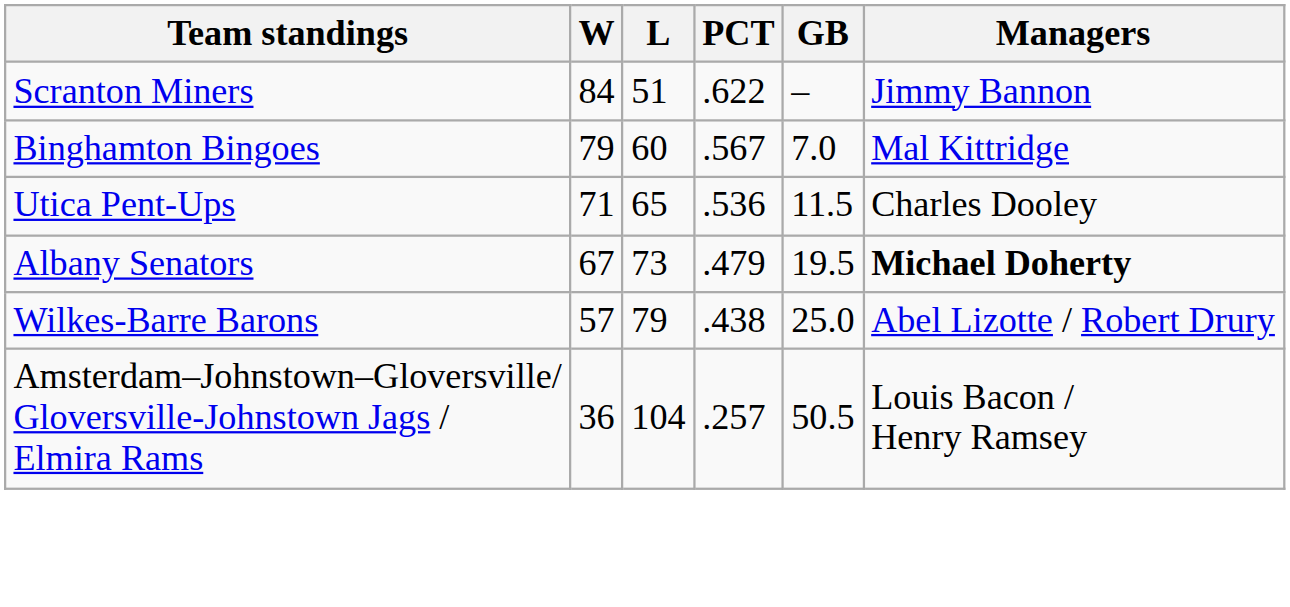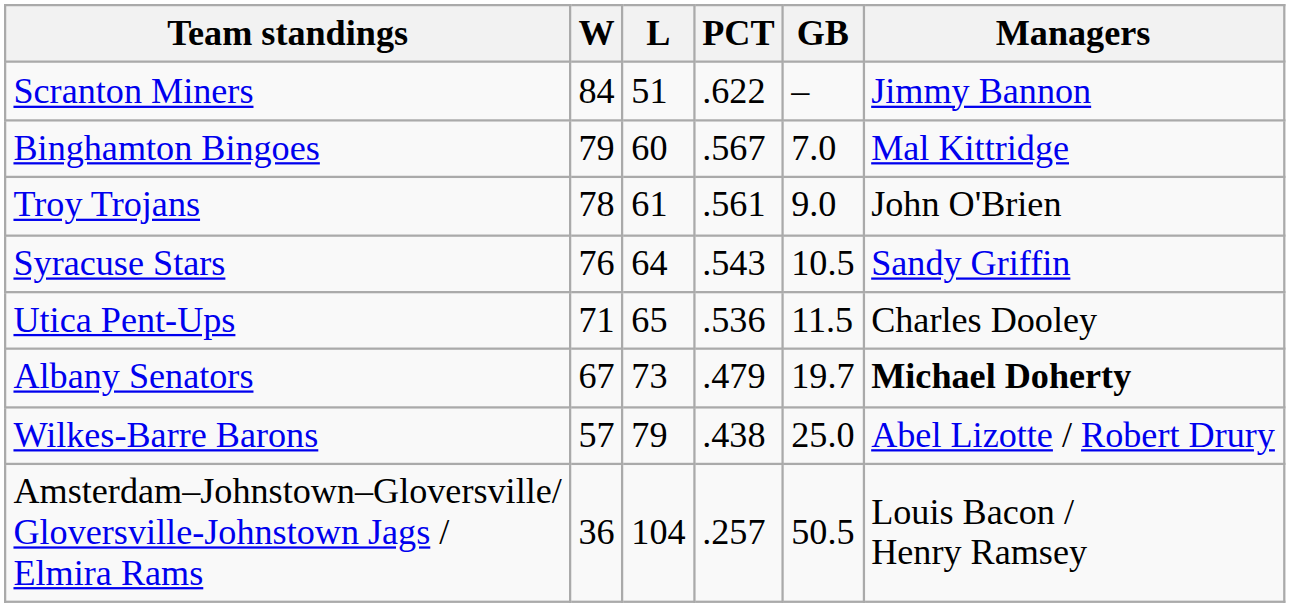+ row: (107, 205)
+ row: (119, 262)
(823, 262) 19.5 -> (823, 377) 19.7
